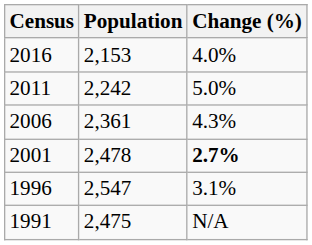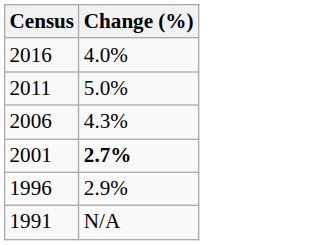- column: (133, 21)
(214, 188) 3.1% -> (106, 188) 2.9%
